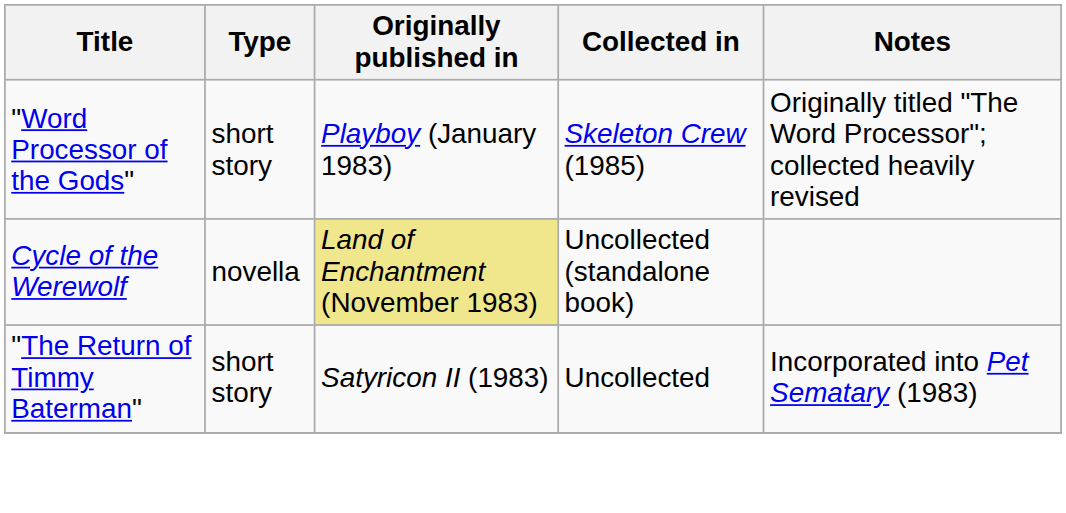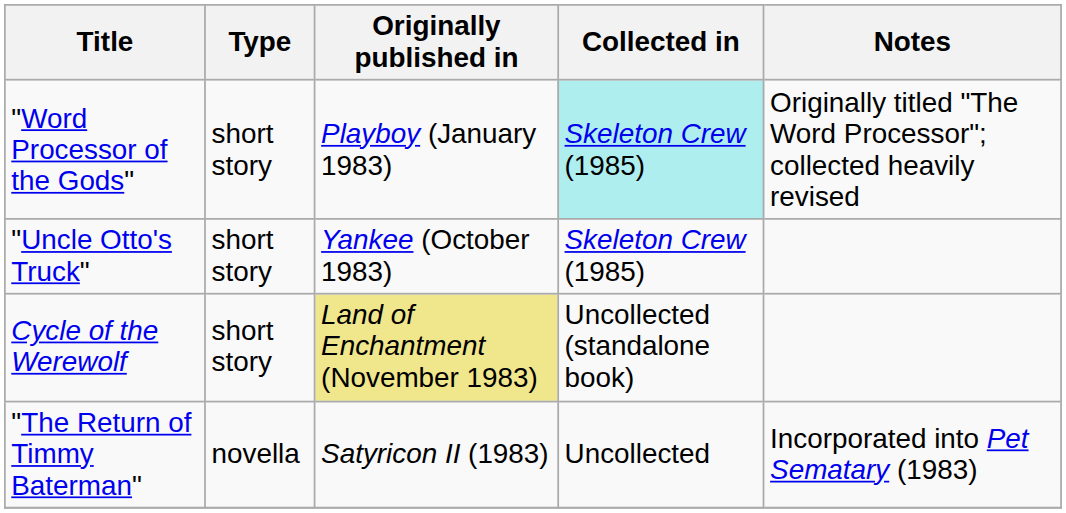(655, 149) no background -> (655, 149) paleturquoise background
+ row: (92, 255)
(256, 271) novella -> (242, 346) short story
(242, 378) short story -> (256, 453) novella
